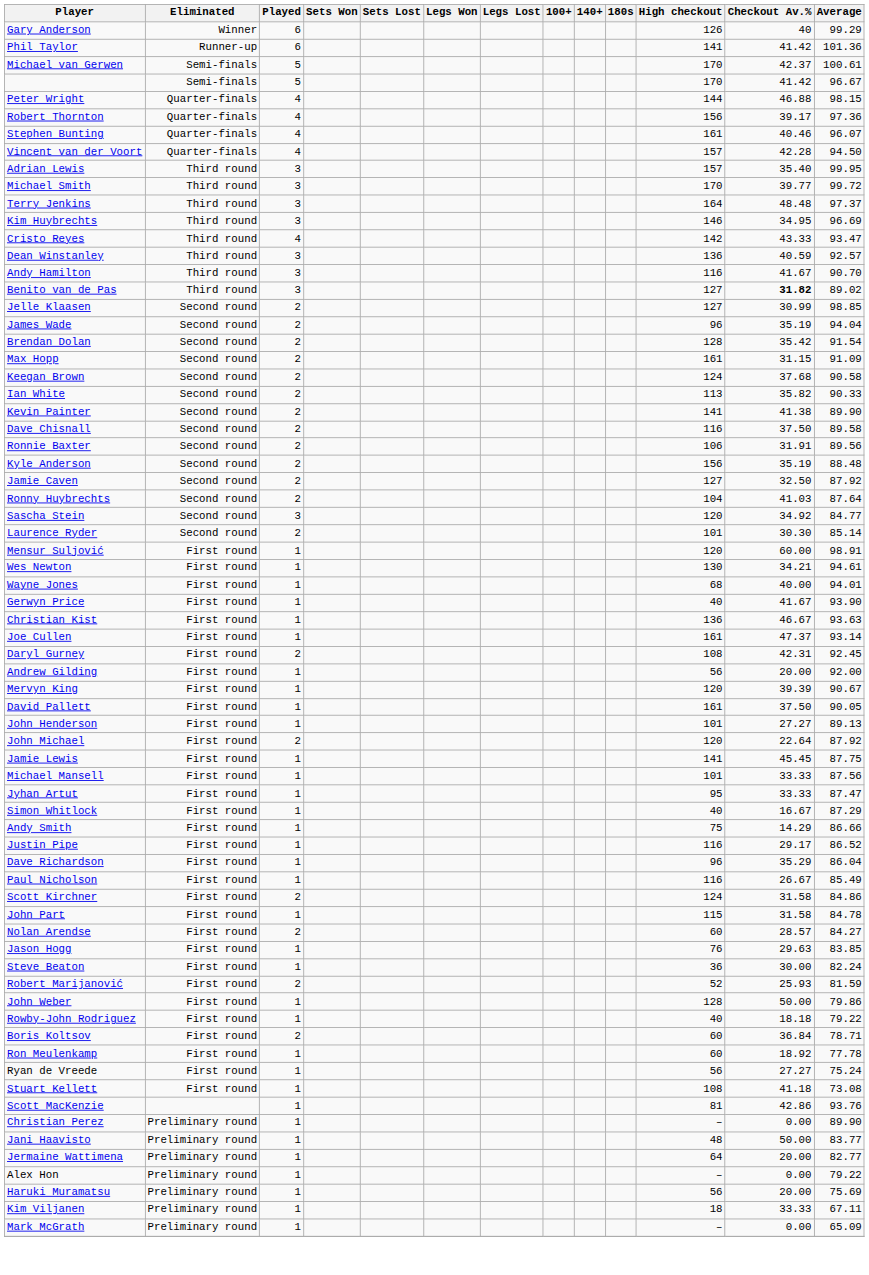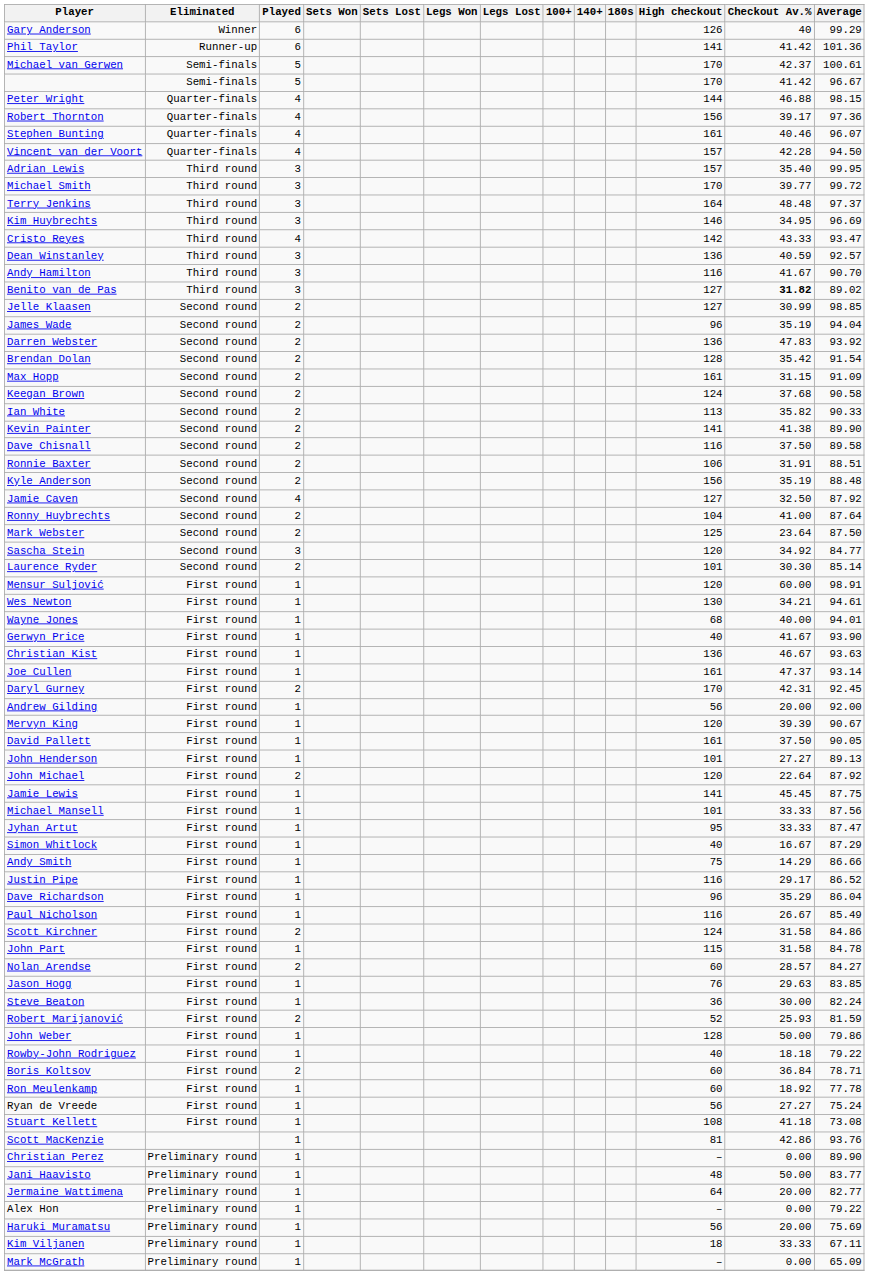+ row: (52, 343)
(846, 447) 89.56 -> (846, 464) 88.51
(298, 482) 2 -> (298, 499) 4
(795, 499) 41.03 -> (795, 516) 41.00
+ row: (46, 534)
(713, 655) 108 -> (713, 690) 170
